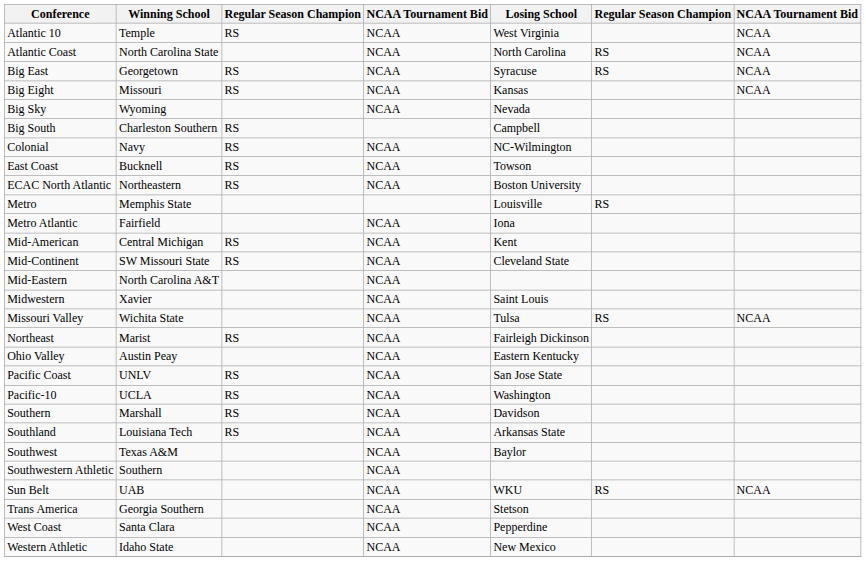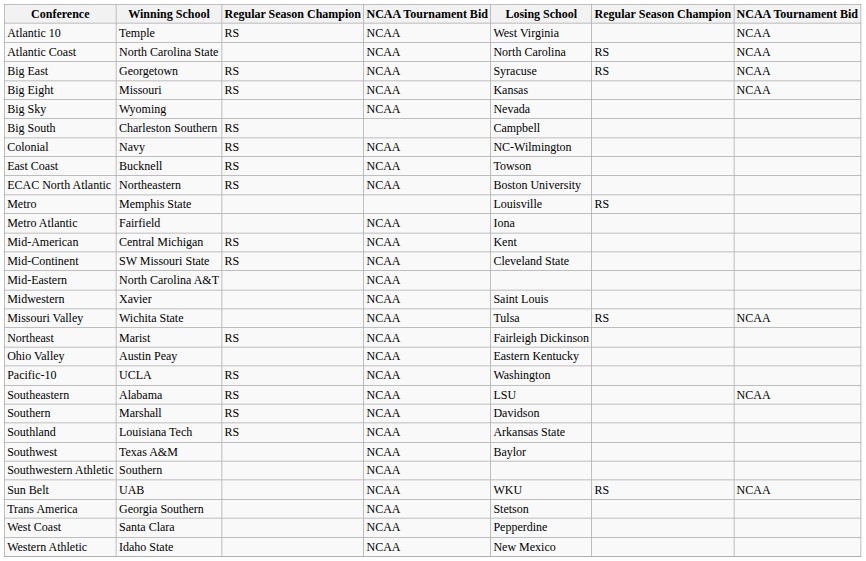- row: (39, 375)
+ row: (38, 394)
